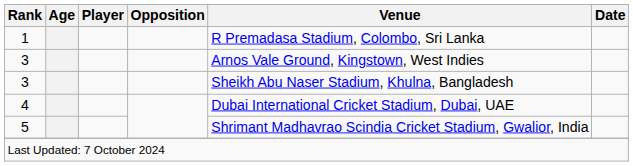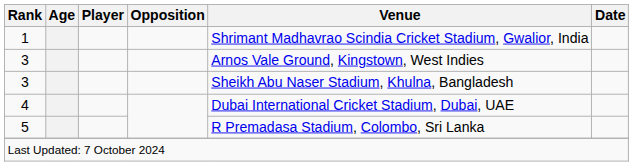(348, 37) R Premadasa Stadium, Colombo, Sri Lanka -> (400, 37) Shrimant Madhavrao Scindia Cricket Stadium, Gwalior, India
(400, 127) Shrimant Madhavrao Scindia Cricket Stadium, Gwalior, India -> (348, 127) R Premadasa Stadium, Colombo, Sri Lanka
